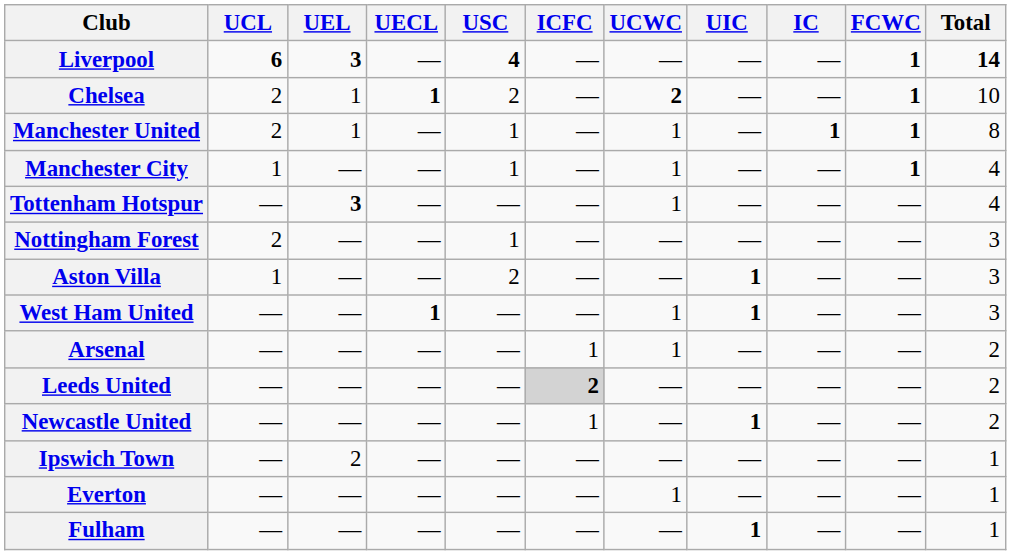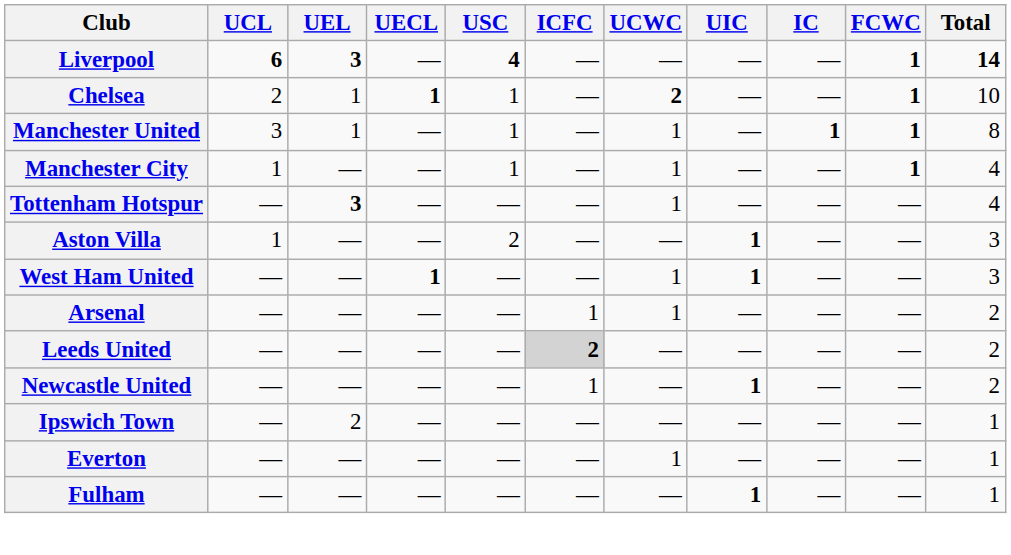(514, 95) 2 -> (514, 95) 1
(276, 131) 2 -> (276, 131) 3
- row: (106, 240)
